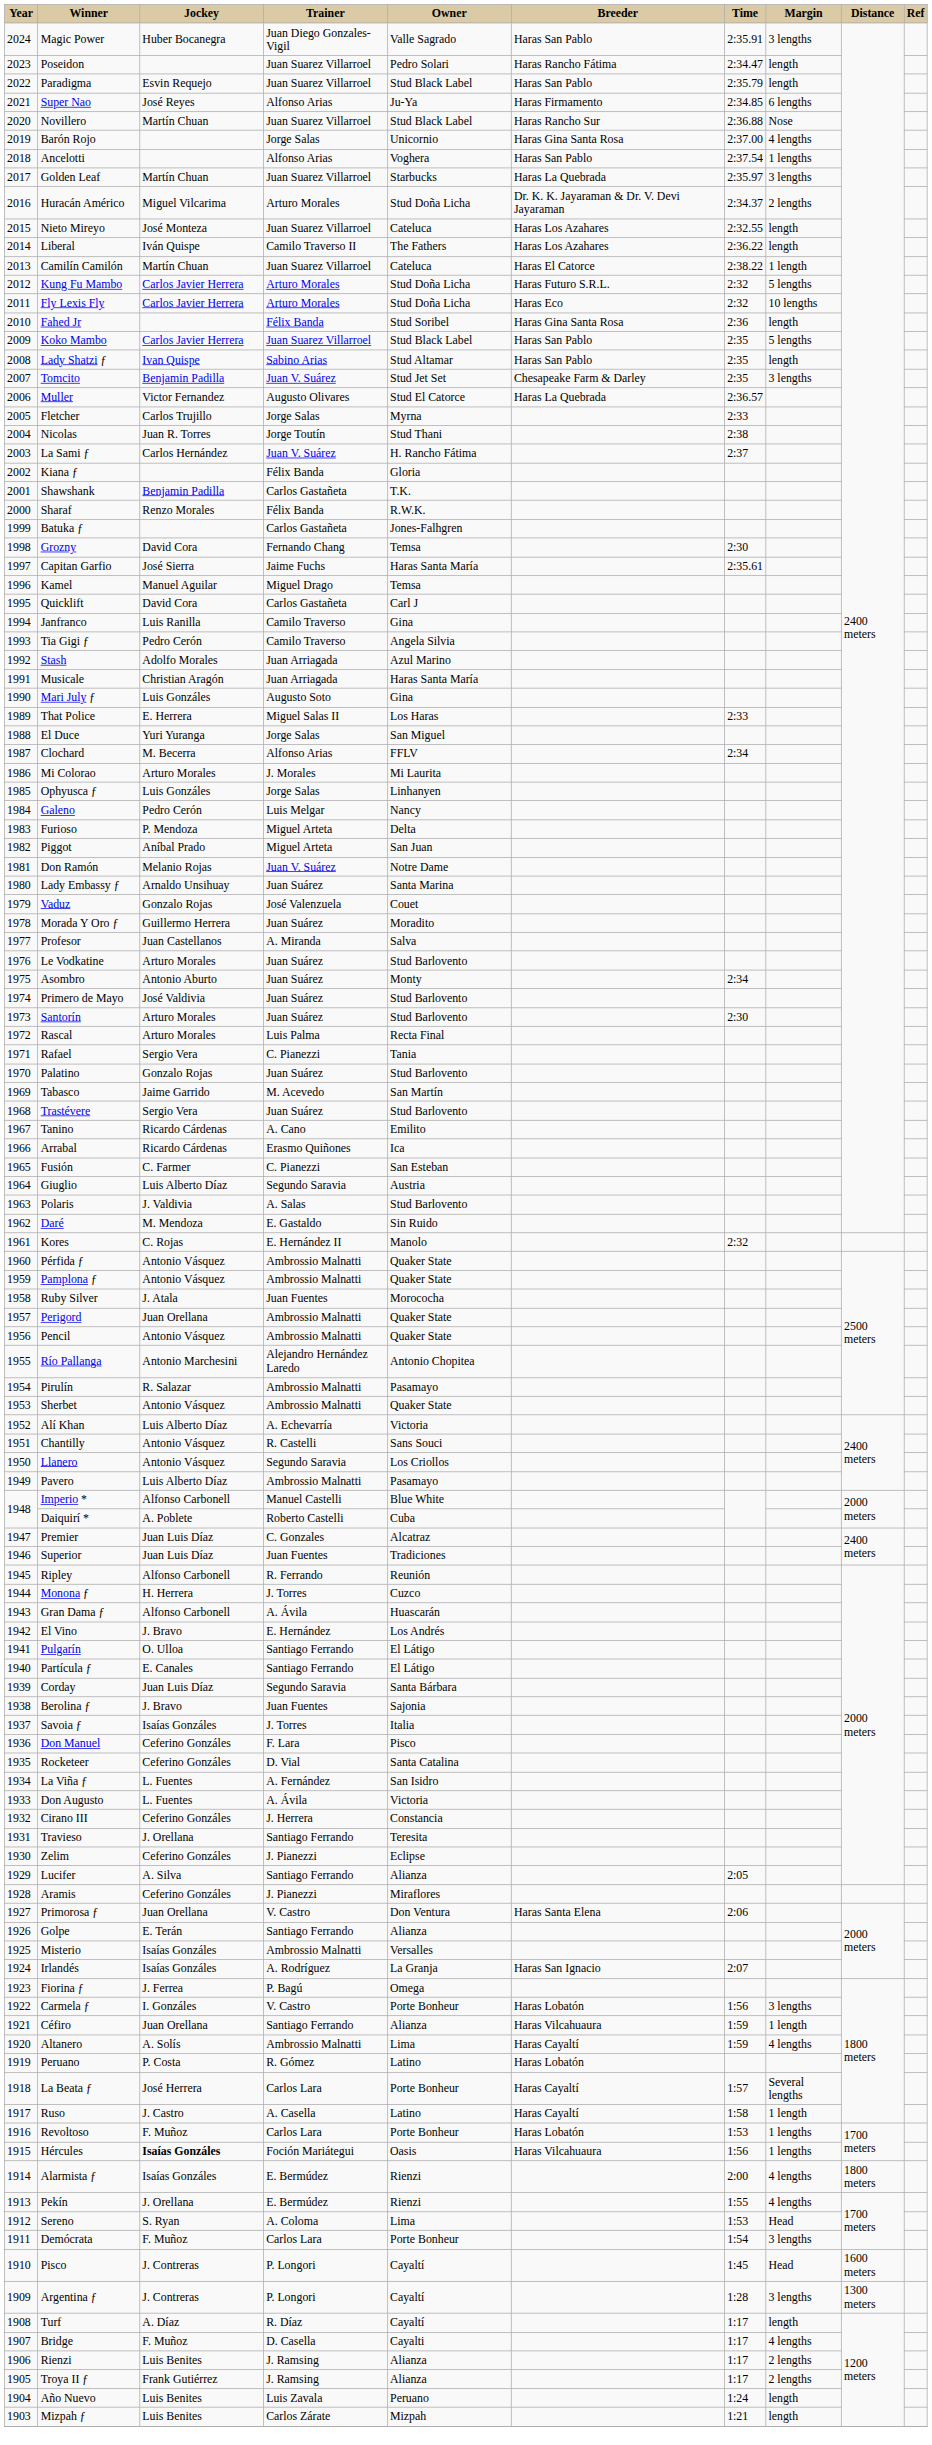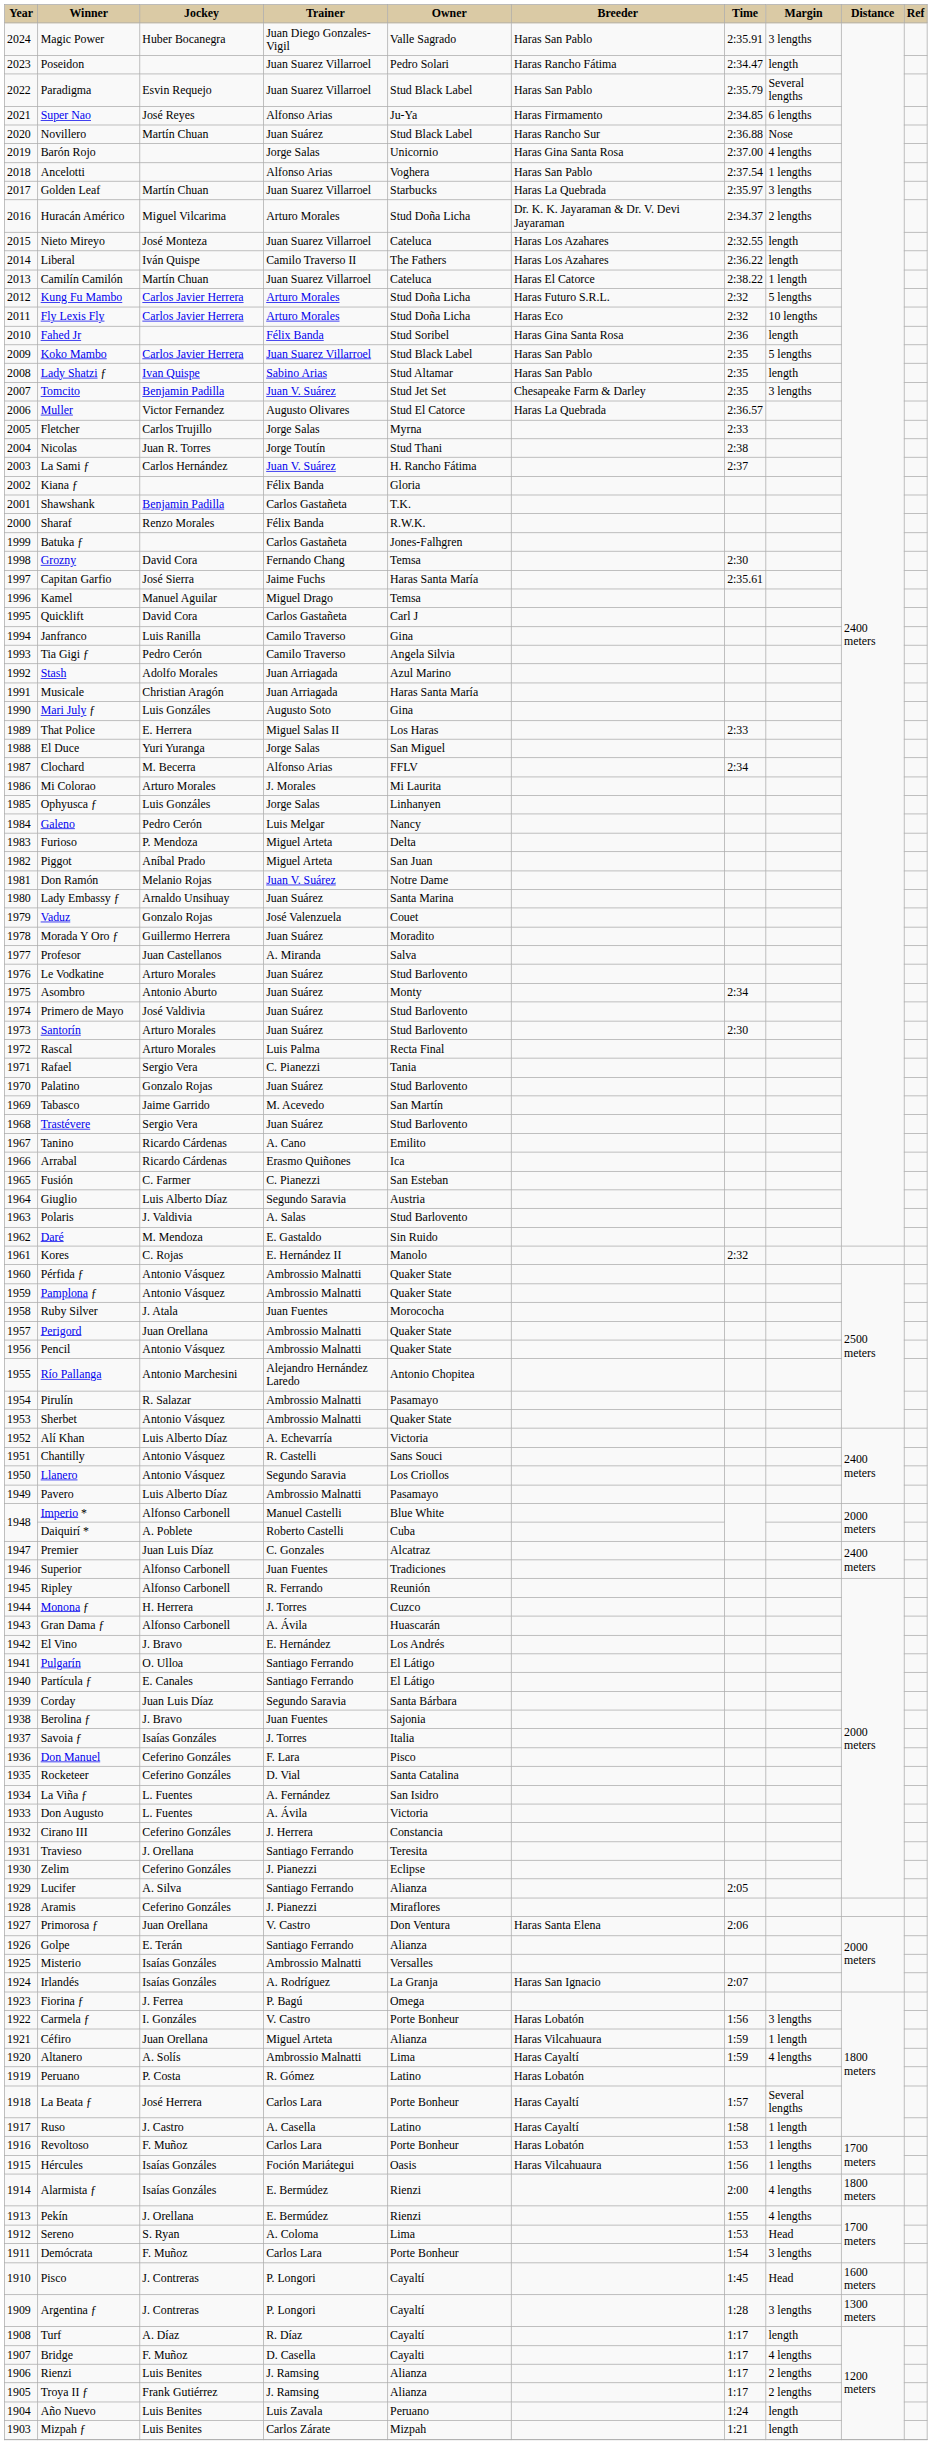(783, 83) length -> (786, 90) Several lengths
(319, 121) Juan Suarez Villarroel -> (295, 134) Juan Suárez
(178, 1556) Juan Luis Díaz -> (186, 1569) Alfonso Carbonell
(310, 2025) Santiago Ferrando -> (299, 2038) Miguel Arteta
(181, 2151) bold -> (179, 2164) normal
